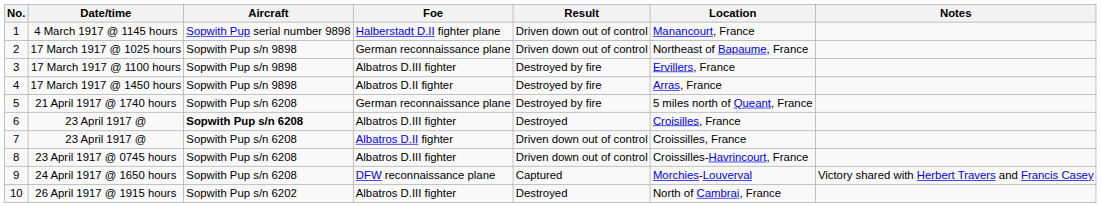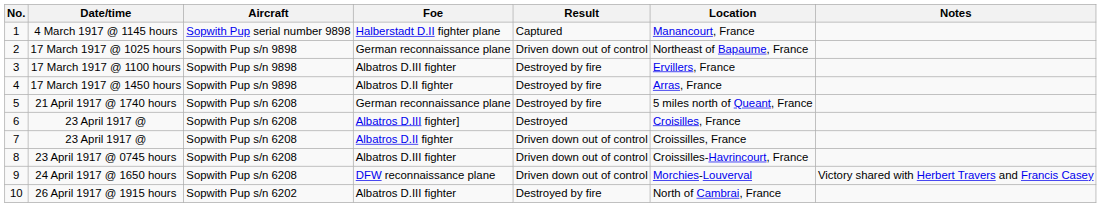(582, 31) Driven down out of control -> (539, 31) Captured
(245, 121) bold -> (242, 121) normal
(406, 121) Albatros D.III fighter -> (408, 121) Albatros D.III fighter]
(539, 175) Captured -> (582, 175) Driven down out of control
(542, 193) Destroyed -> (559, 193) Destroyed by fire
